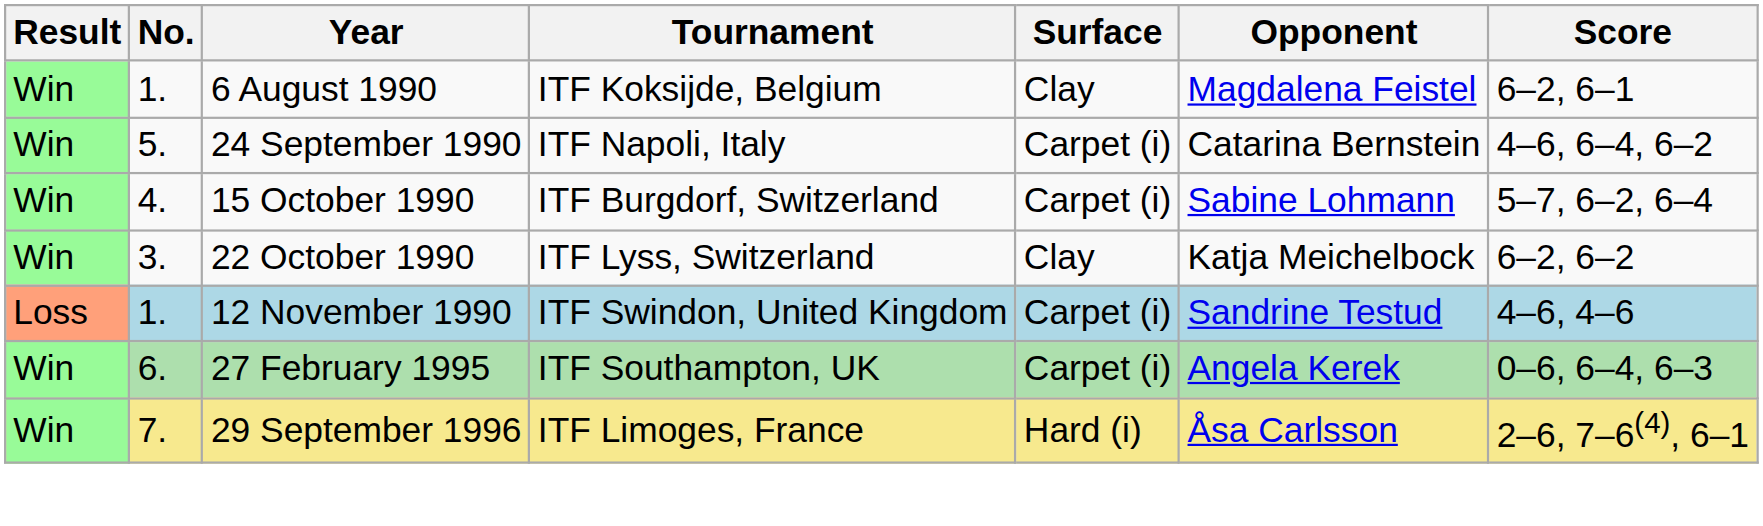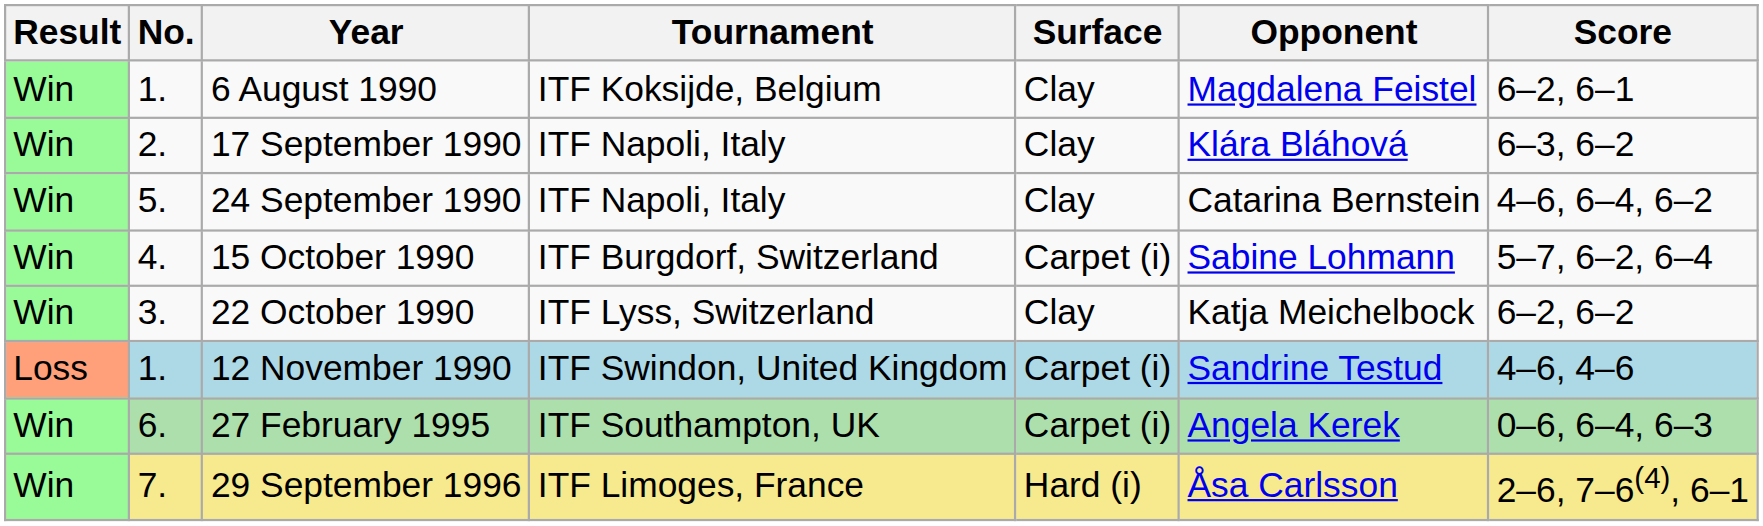+ row: (366, 144)
(1098, 144) Carpet (i) -> (1059, 200) Clay
